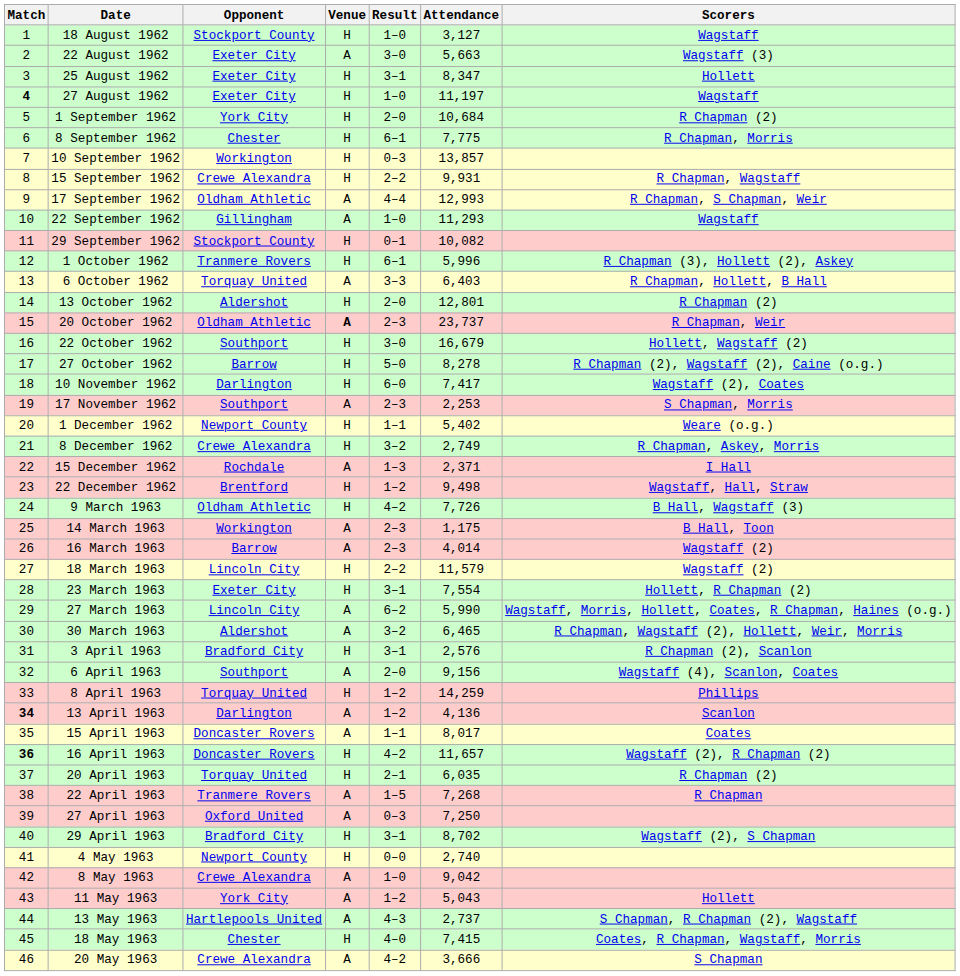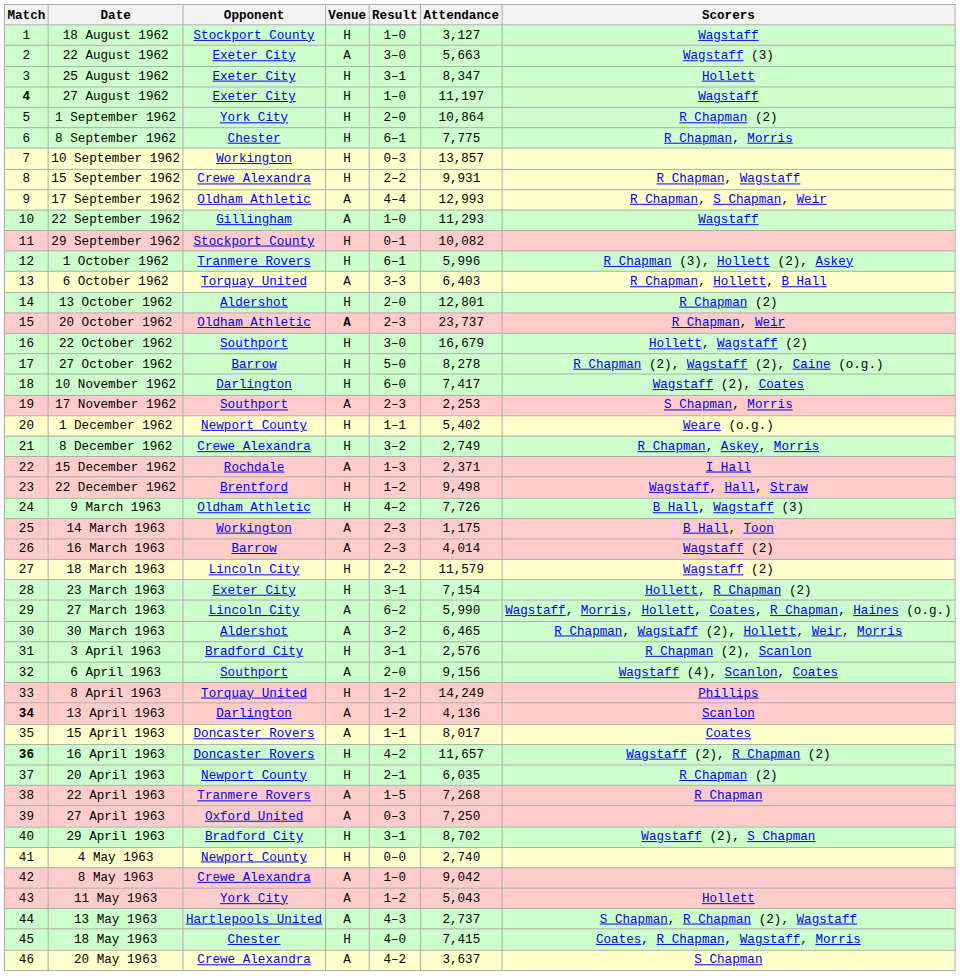(461, 118) 10,684 -> (461, 118) 10,864
(461, 590) 7,554 -> (461, 590) 7,154
(461, 693) 14,259 -> (461, 693) 14,249
(254, 775) Torquay United -> (254, 775) Newport County
(461, 960) 3,666 -> (461, 960) 3,637
